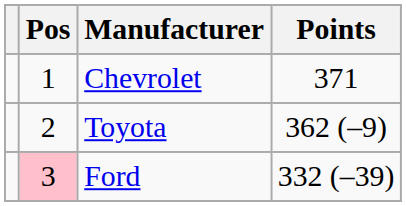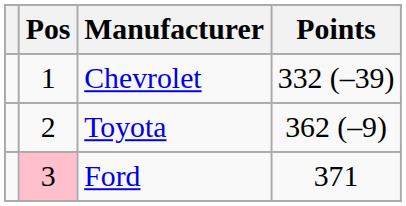(336, 78) 371 -> (336, 78) 332 (–39)
(336, 176) 332 (–39) -> (336, 176) 371
